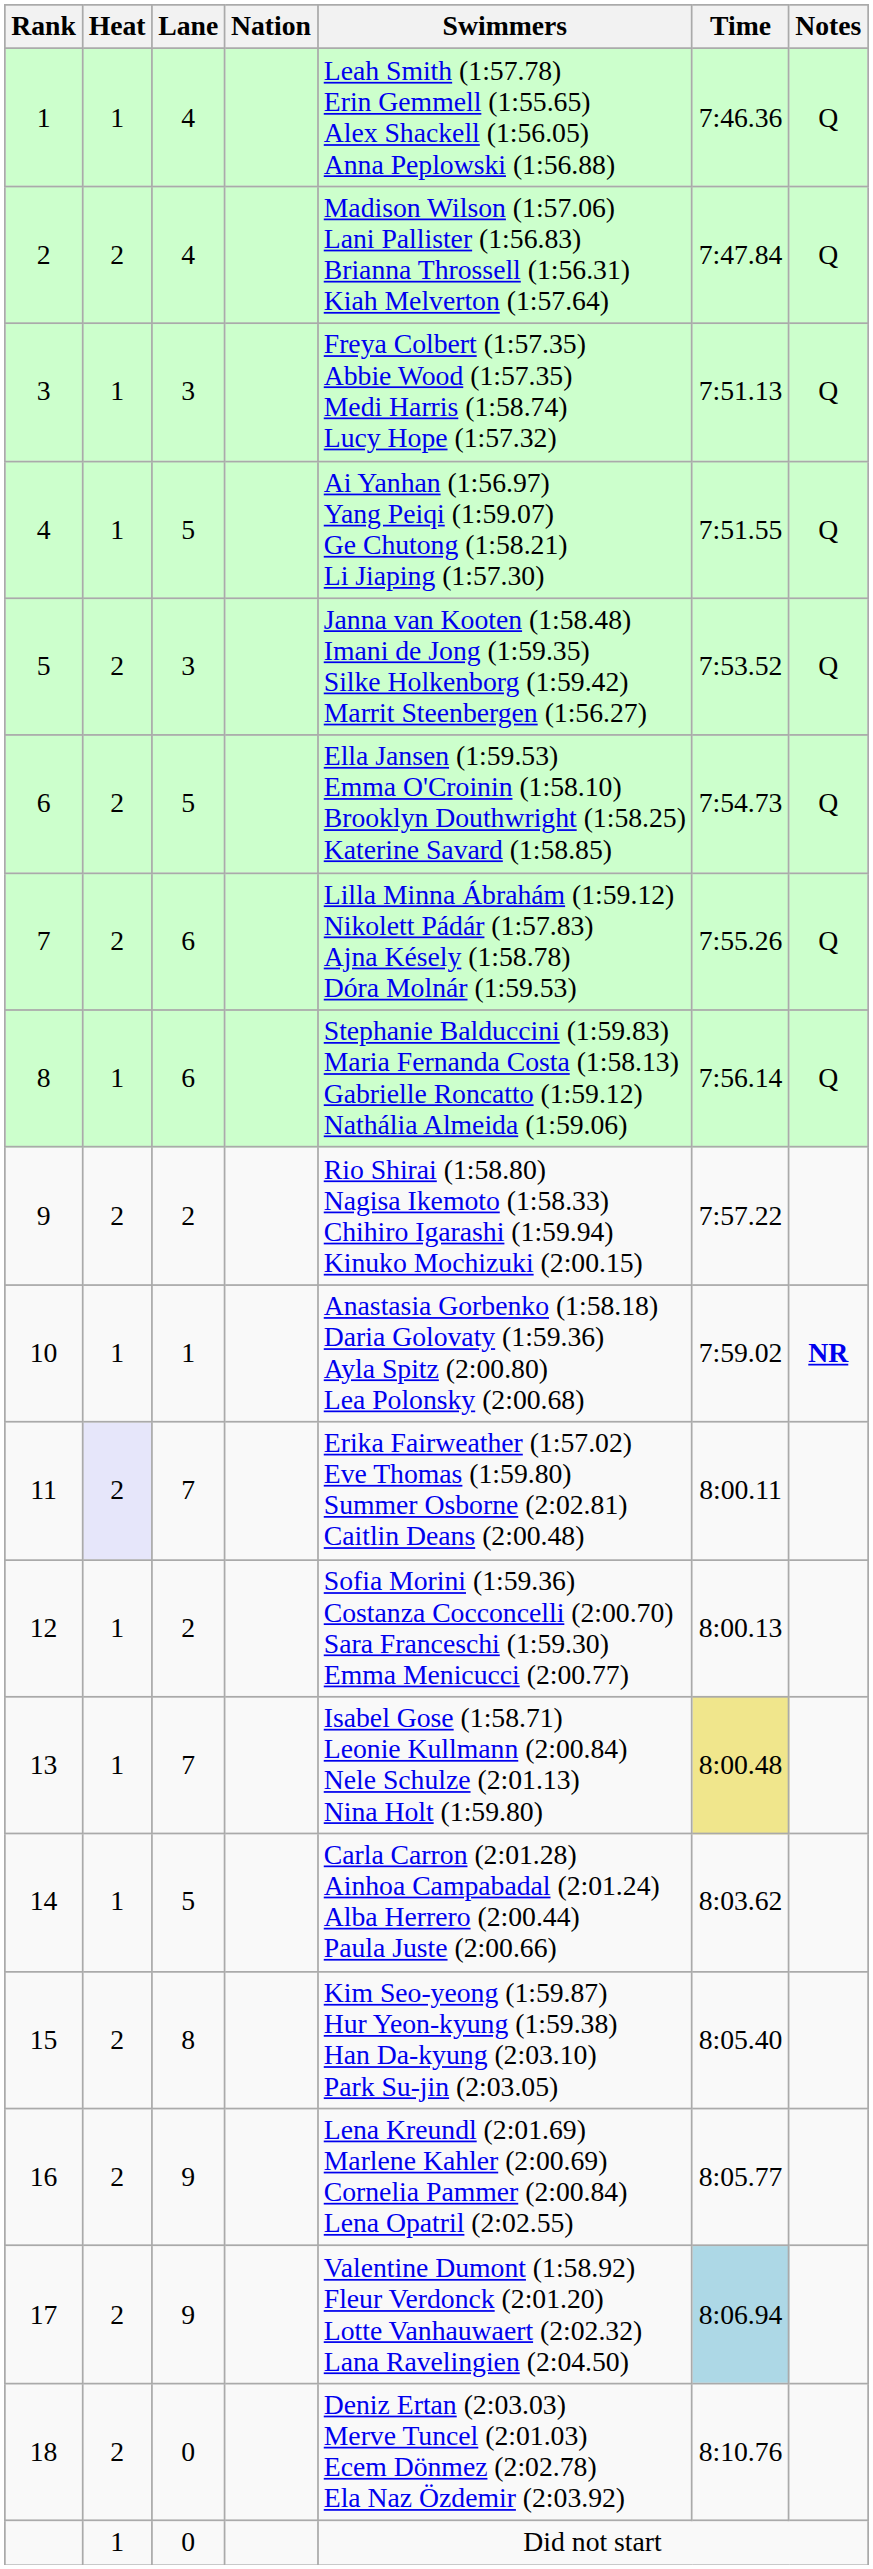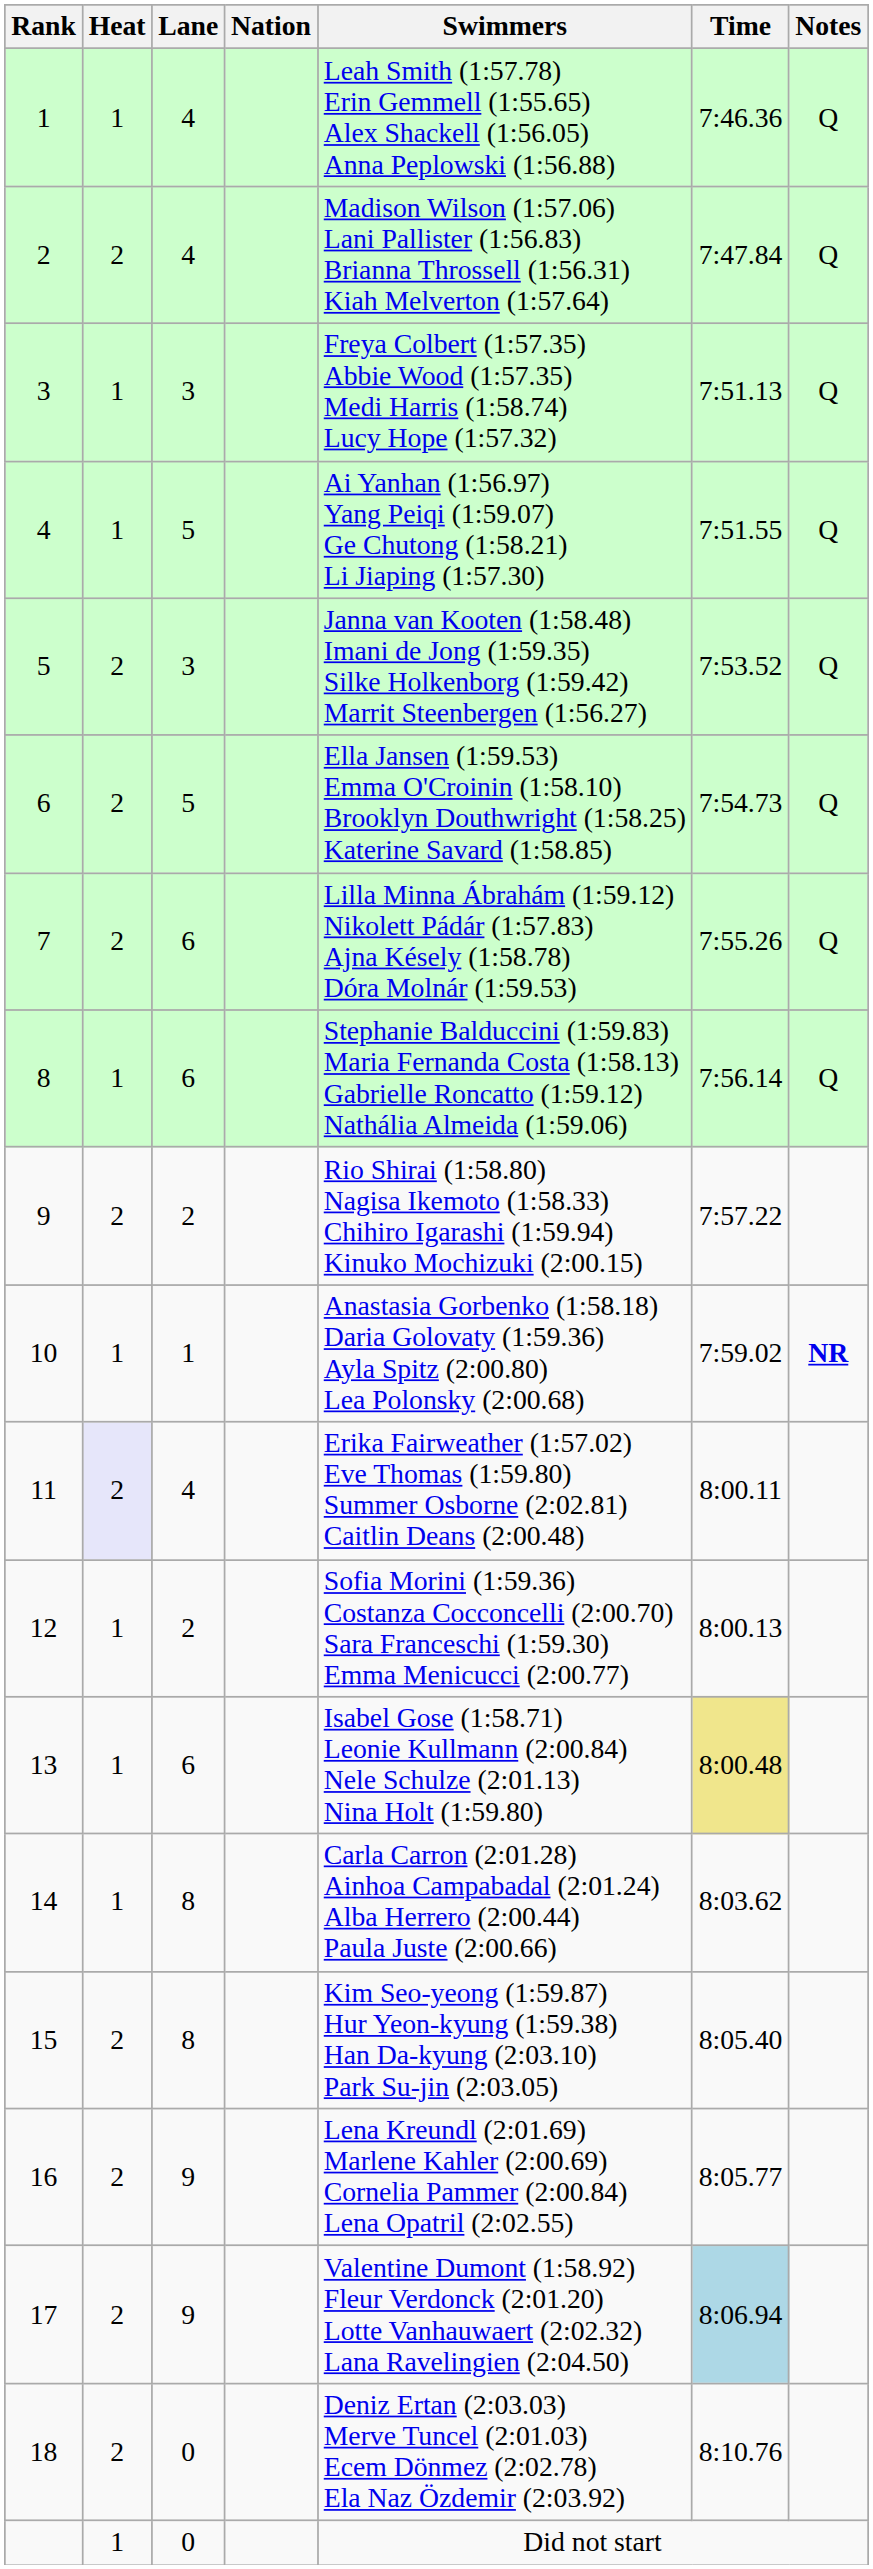(188, 1490) 7 -> (188, 1490) 4
(188, 1764) 7 -> (188, 1764) 6
(188, 1902) 5 -> (188, 1902) 8
